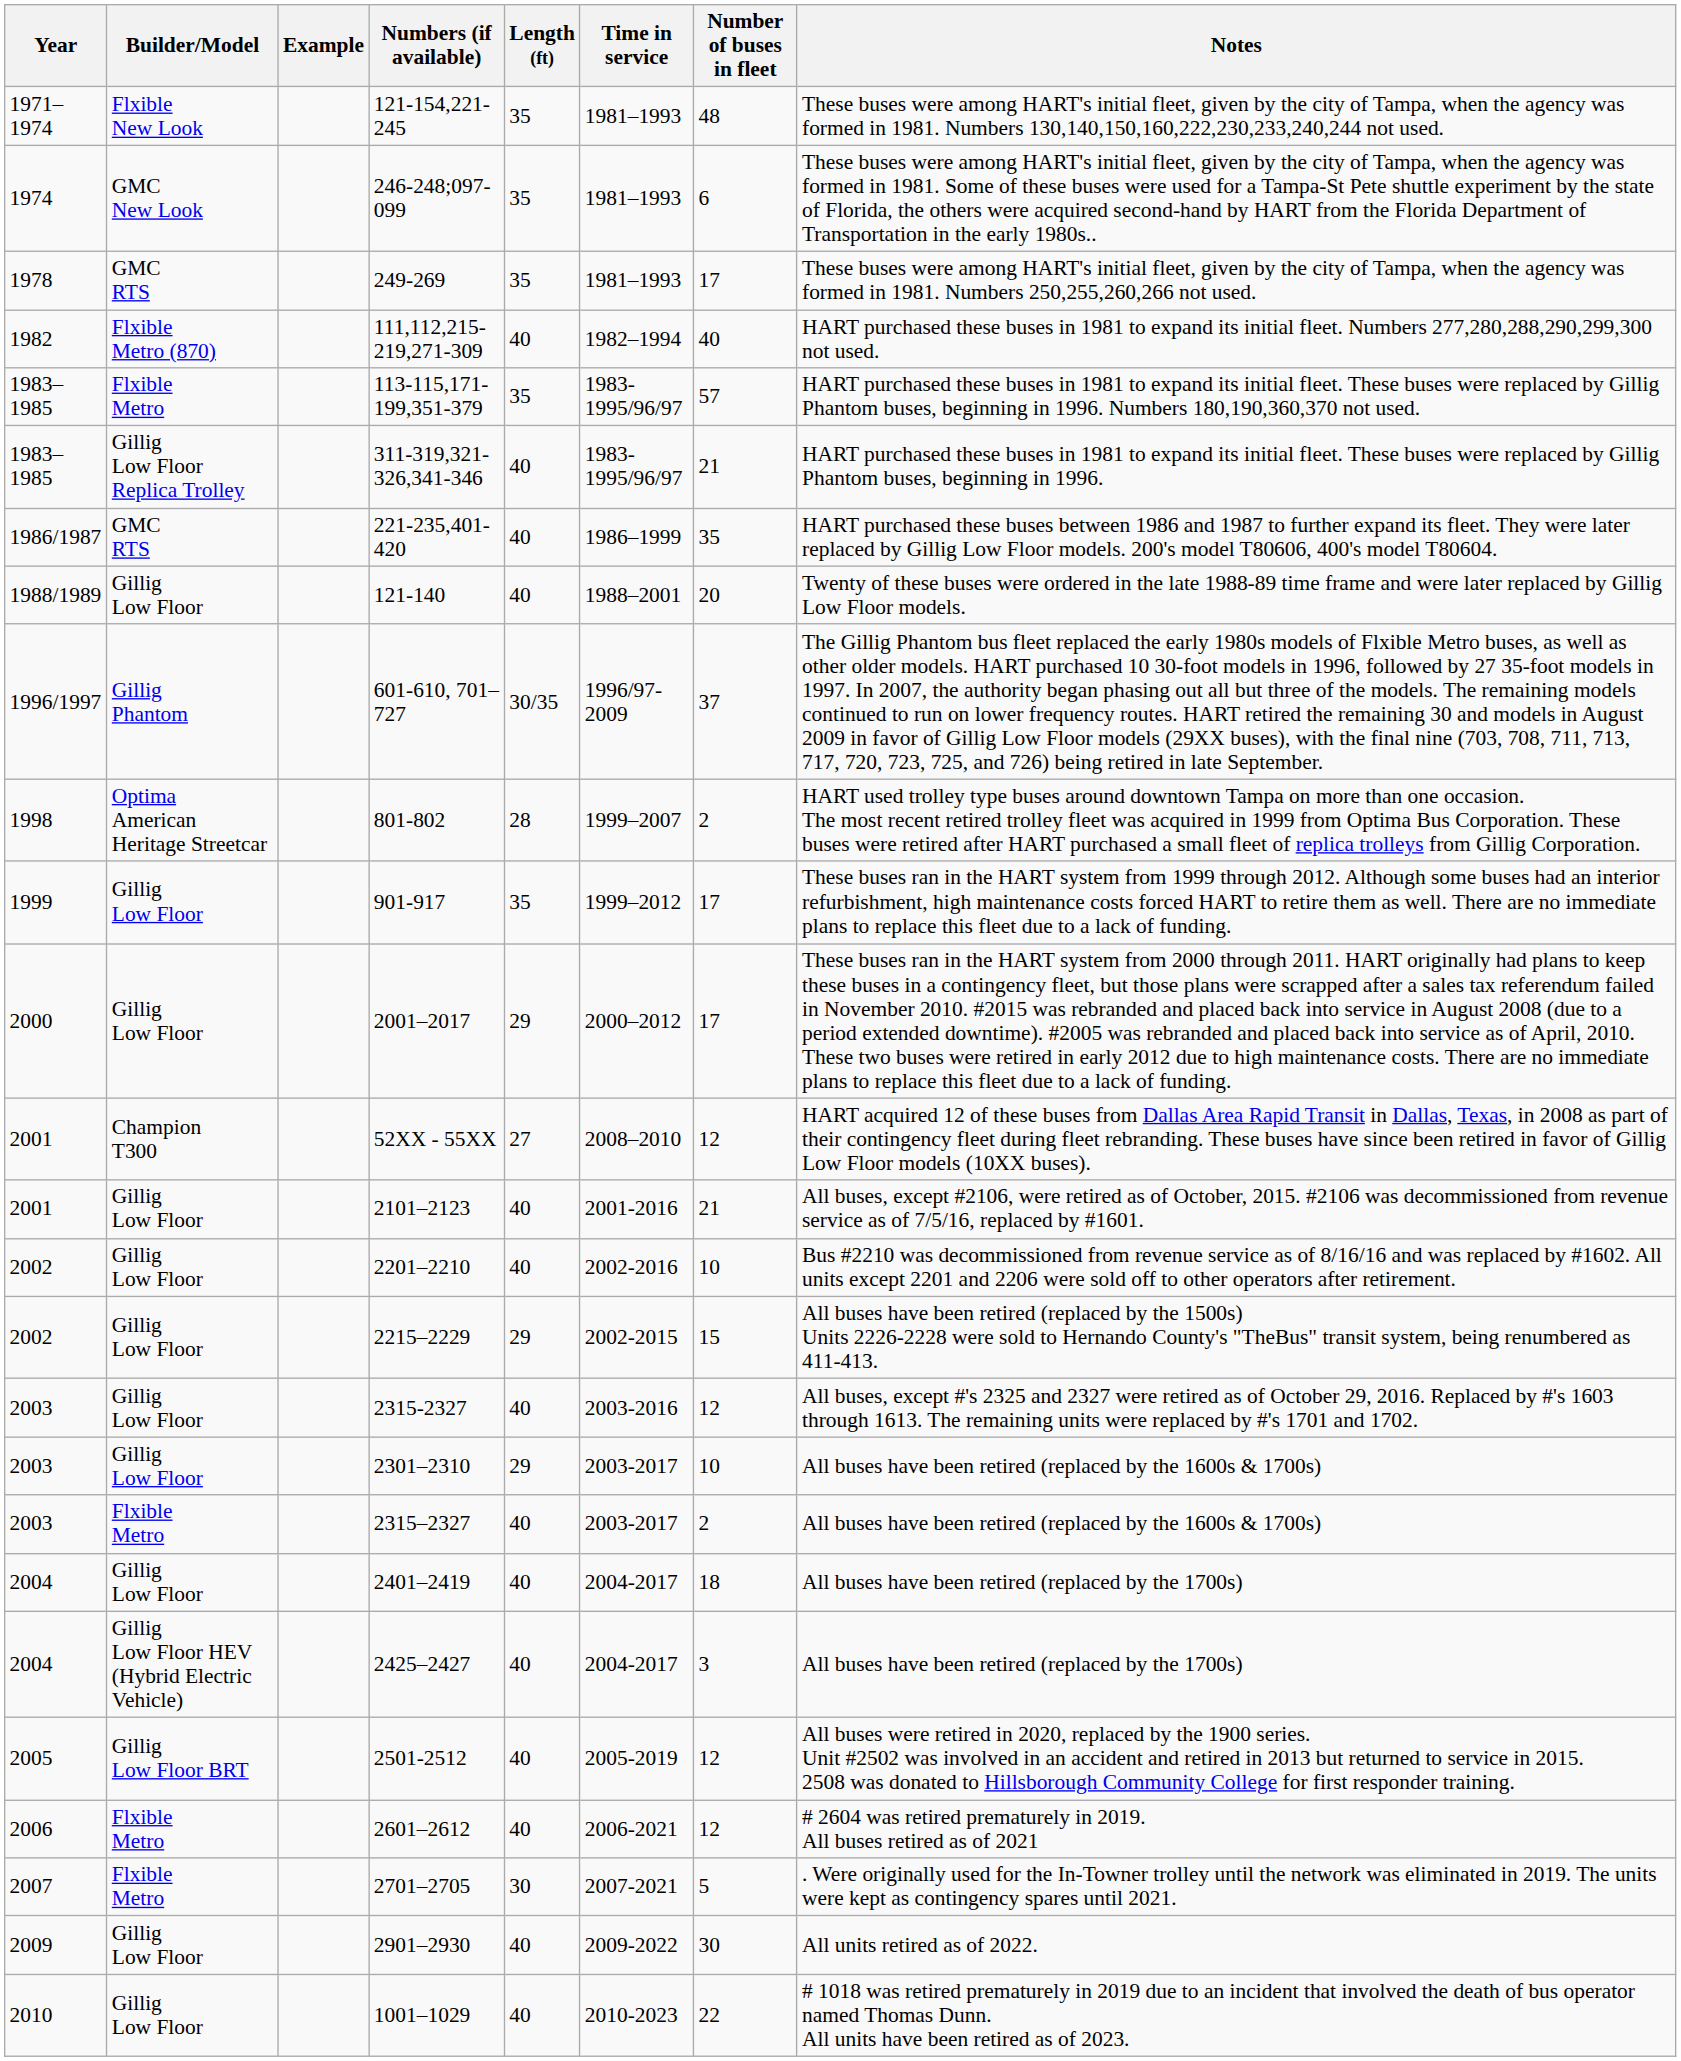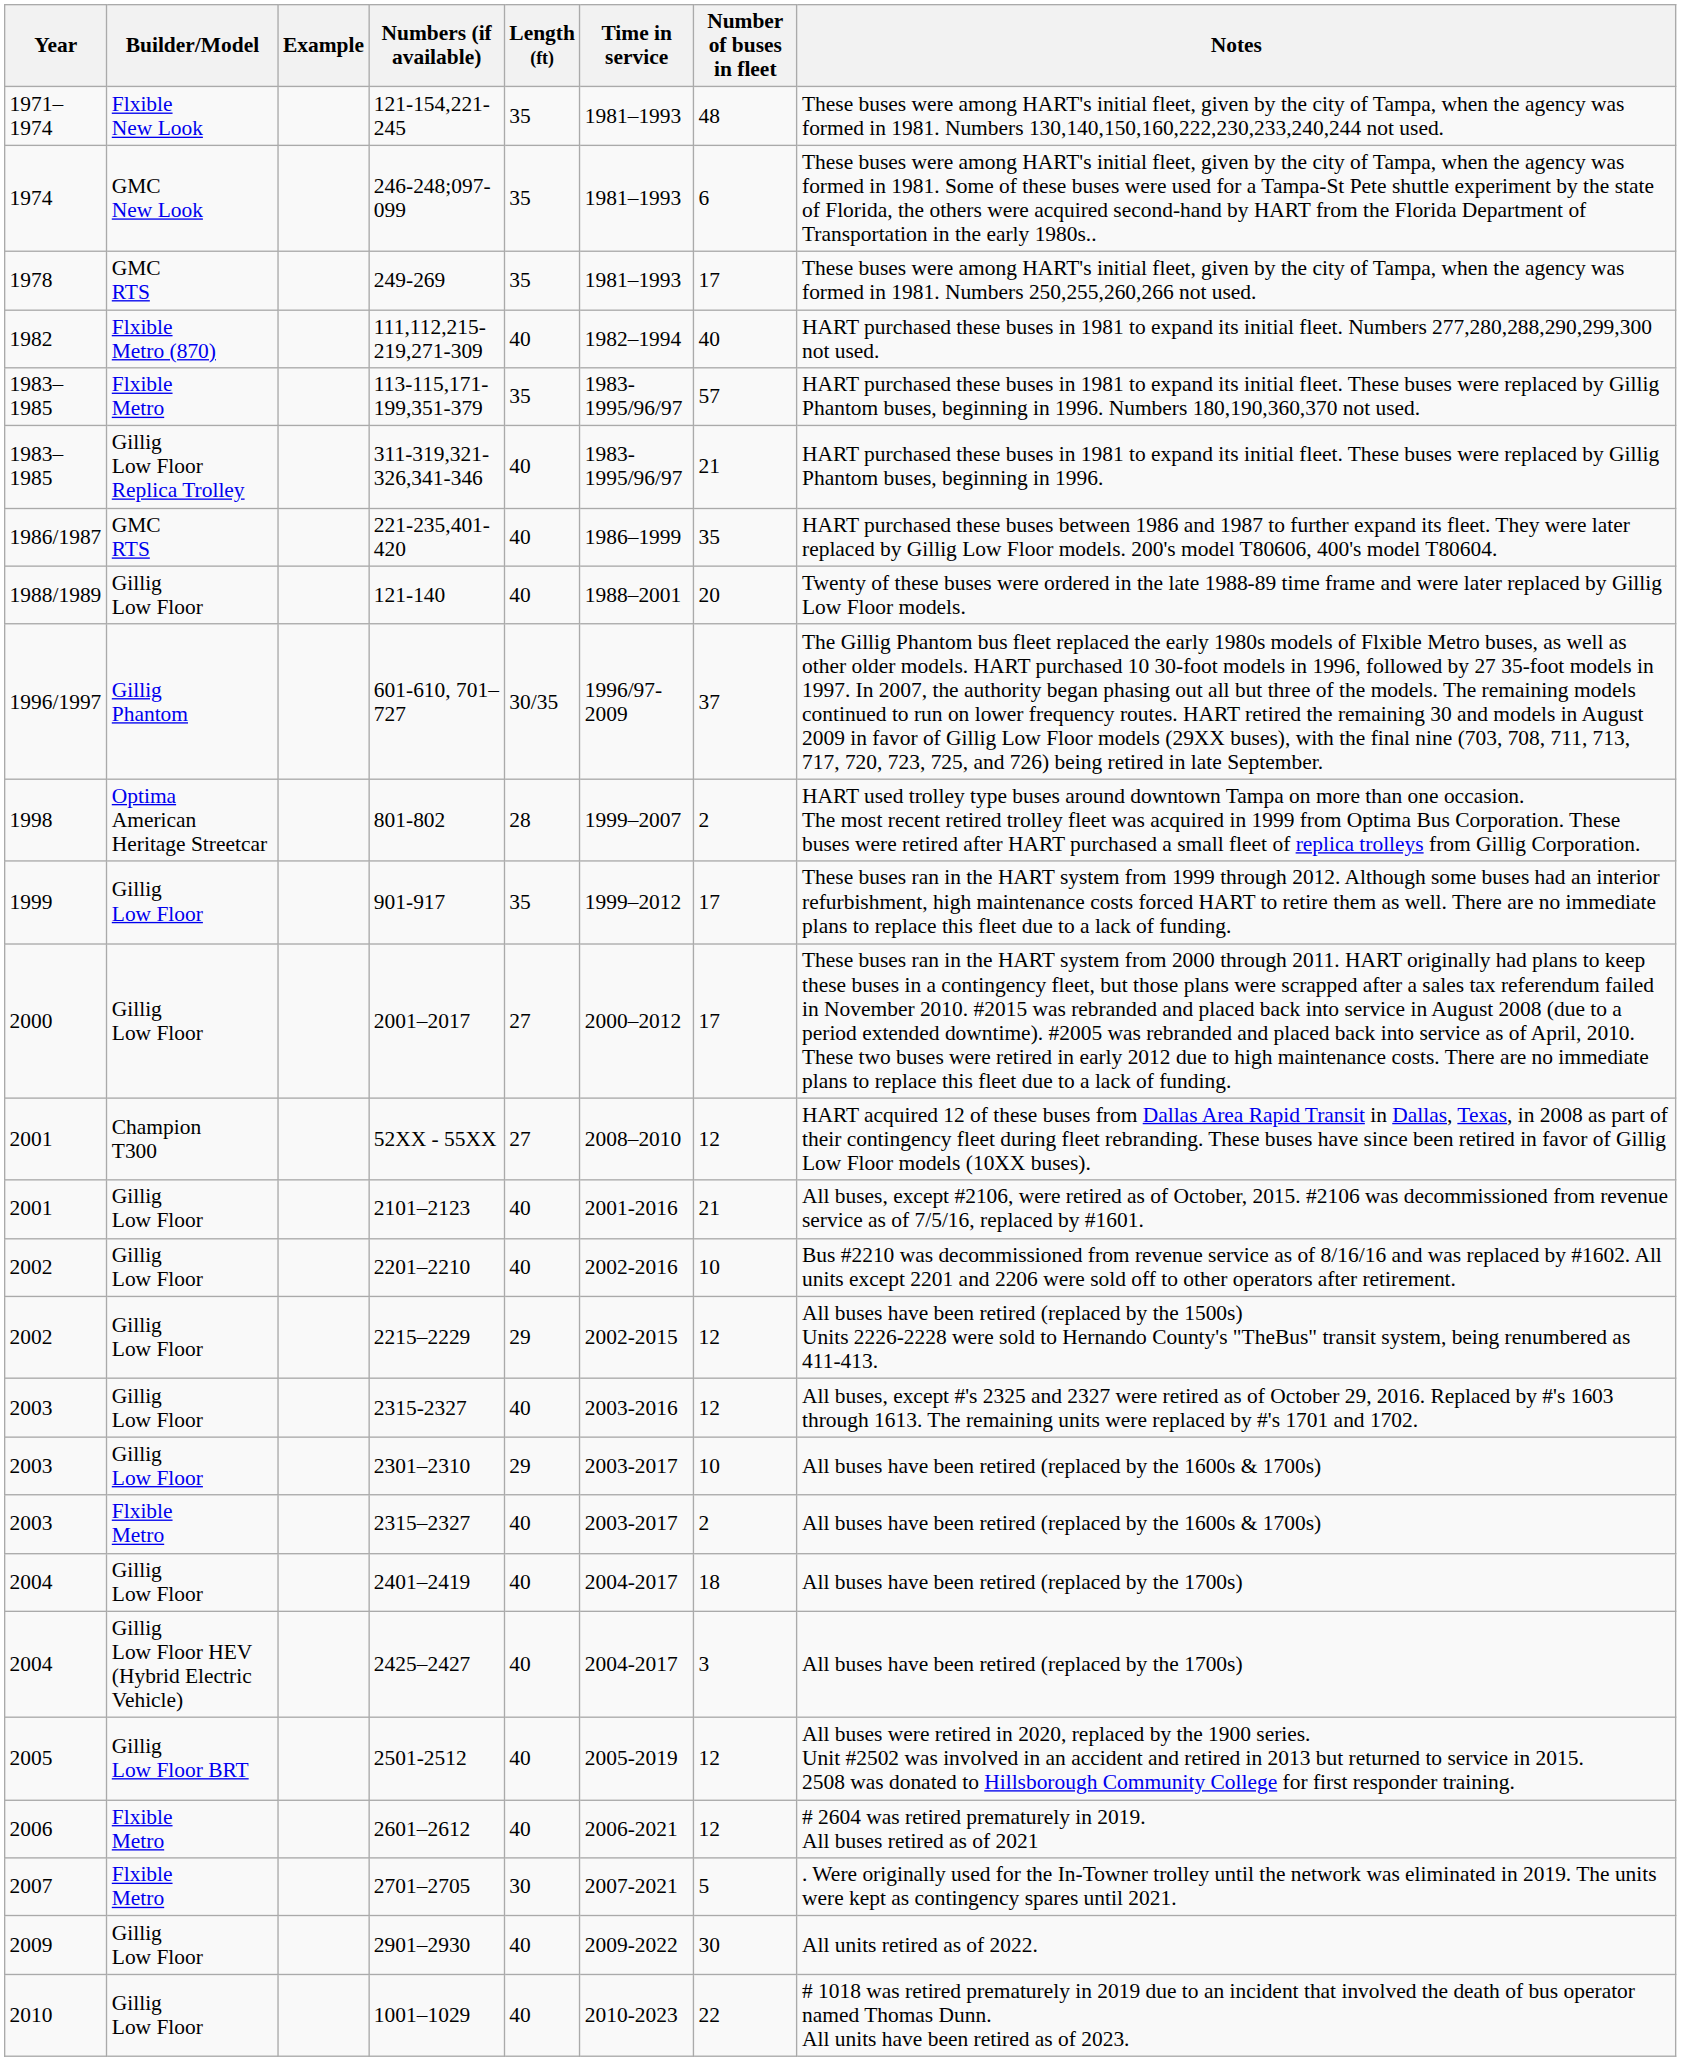(520, 1020) 29 -> (520, 1020) 27
(709, 1337) 15 -> (709, 1337) 12
